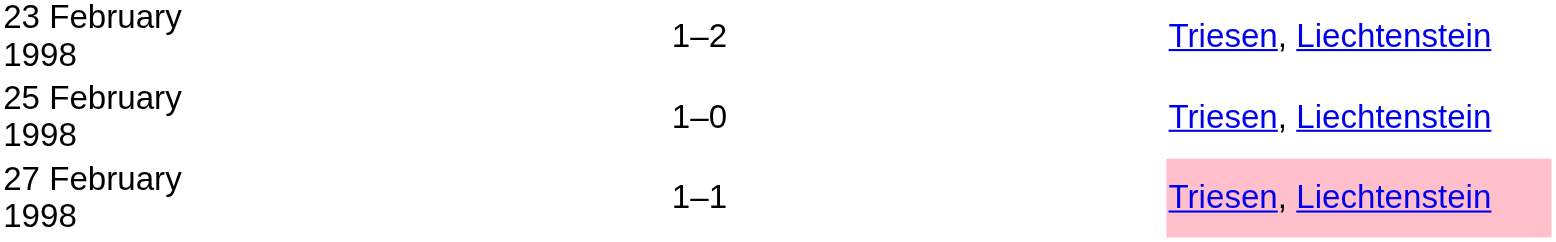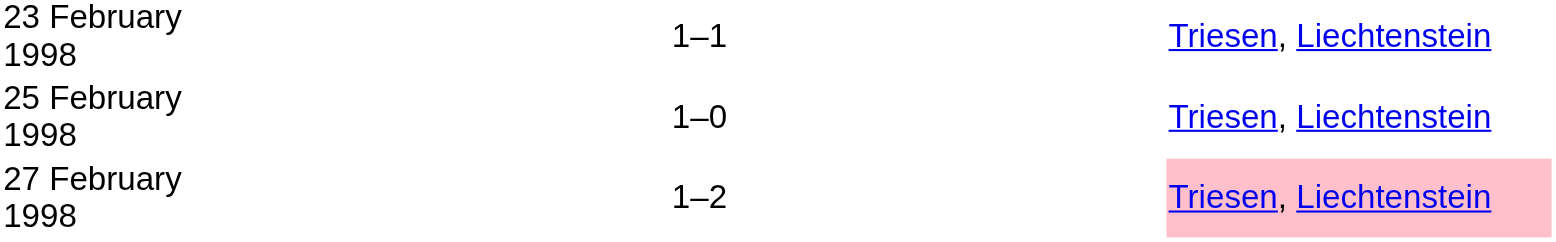(699, 36) 1–2 -> (699, 36) 1–1
(699, 197) 1–1 -> (699, 197) 1–2
